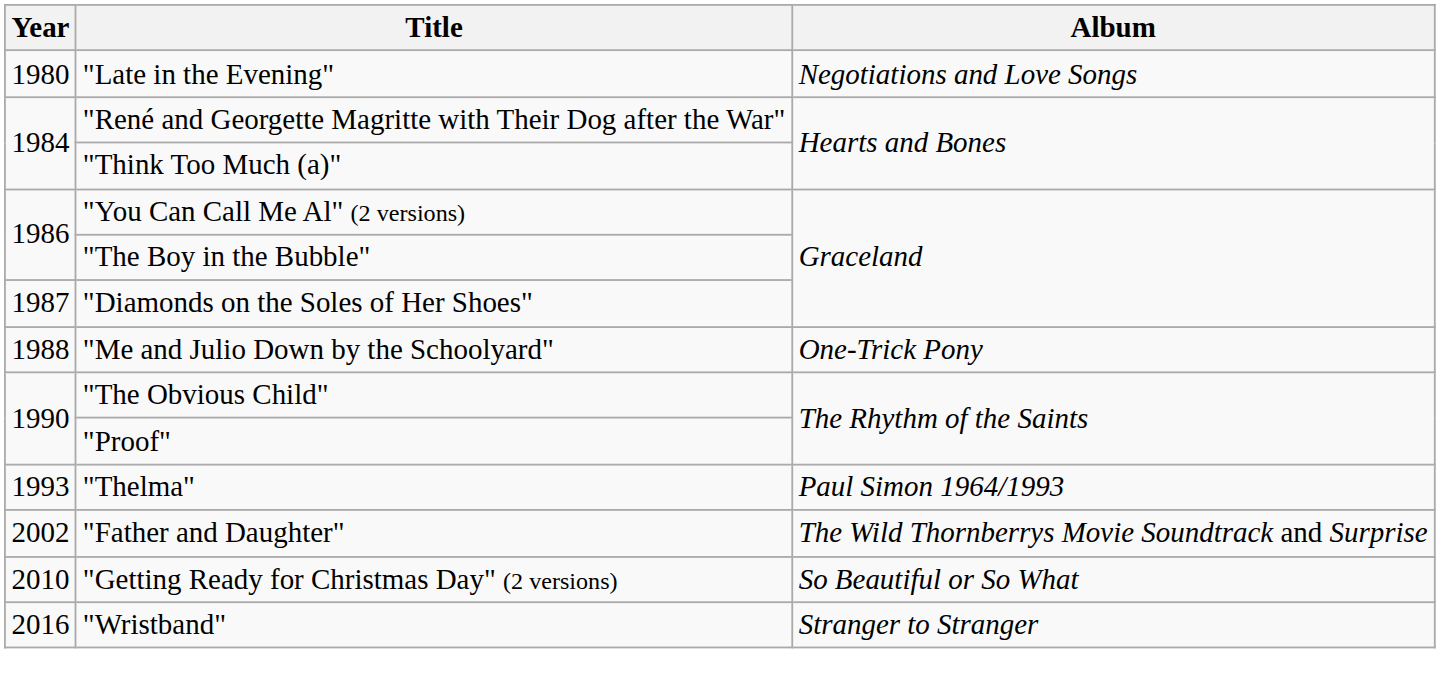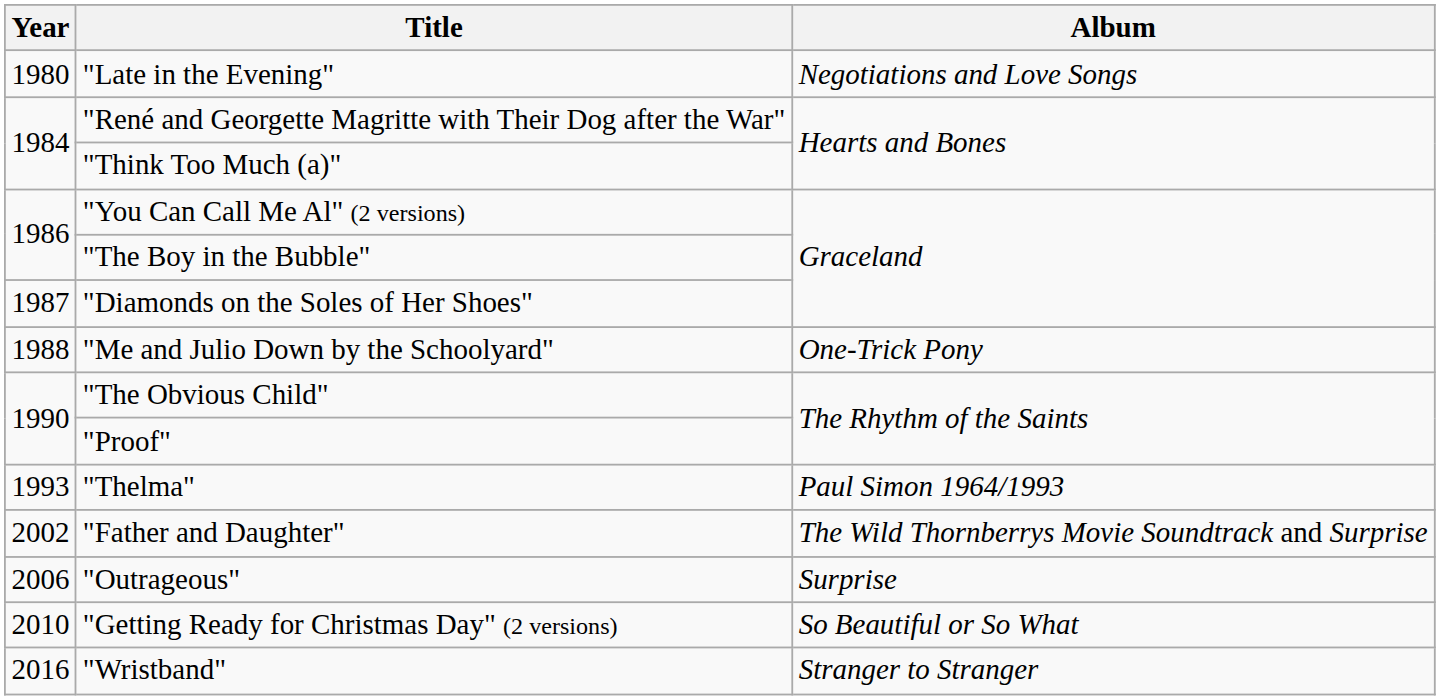+ row: (161, 578)
